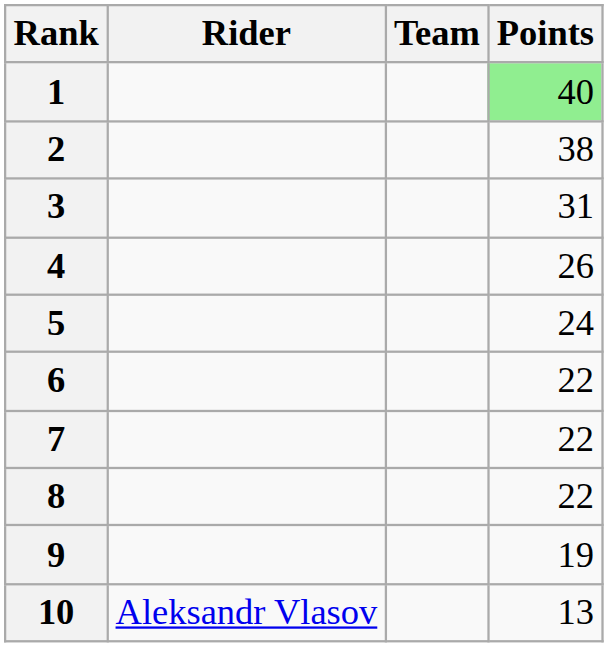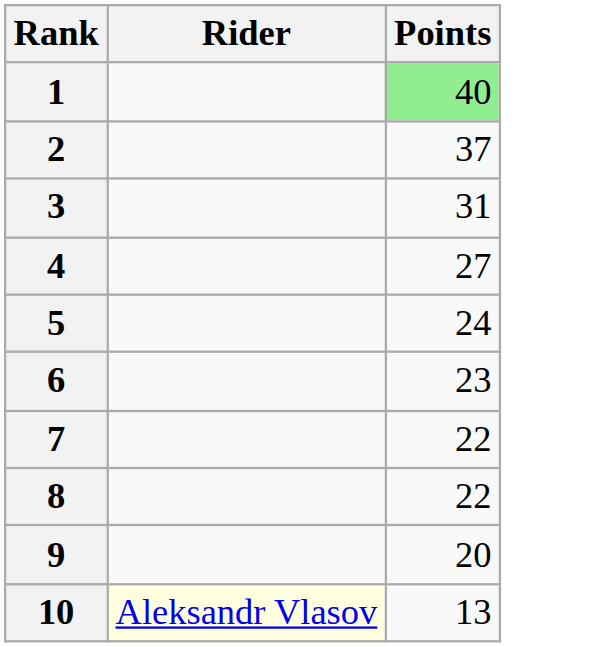- column: (437, 33)
(576, 149) 38 -> (473, 149) 37
(576, 264) 26 -> (473, 264) 27
(576, 380) 22 -> (473, 380) 23
(576, 554) 19 -> (473, 554) 20
(246, 611) no background -> (246, 611) lightyellow background
